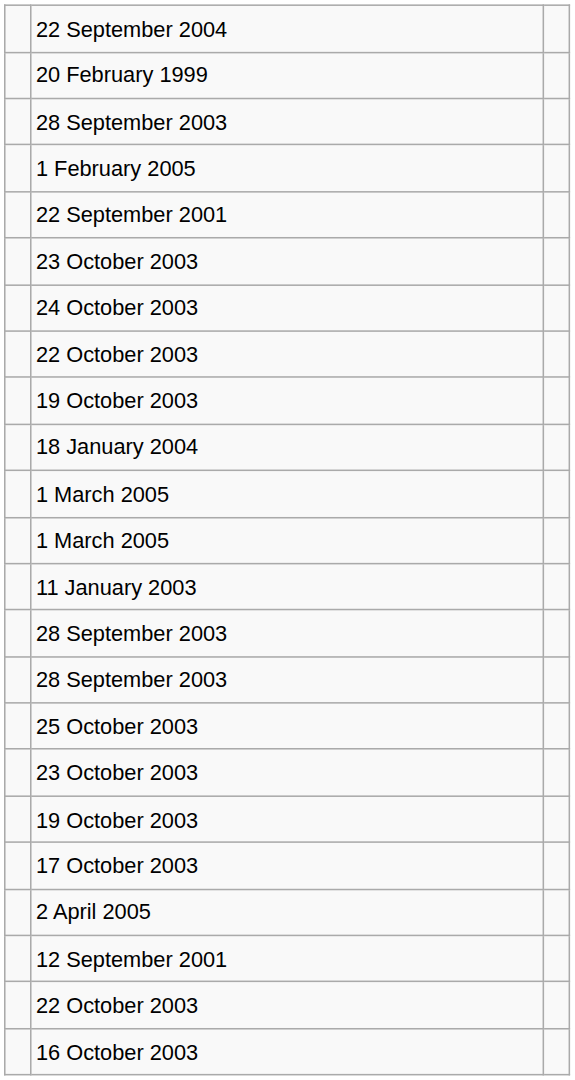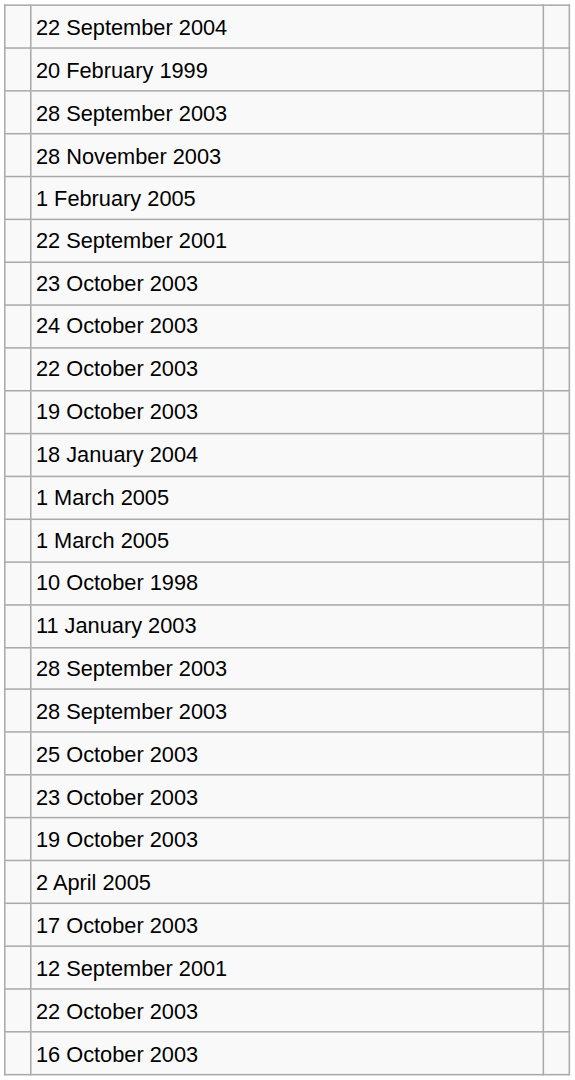+ row: (18, 155)
+ row: (18, 583)
rows swapped: (18, 866) <-> (18, 912)
